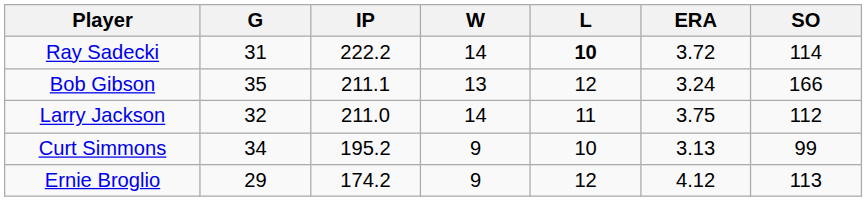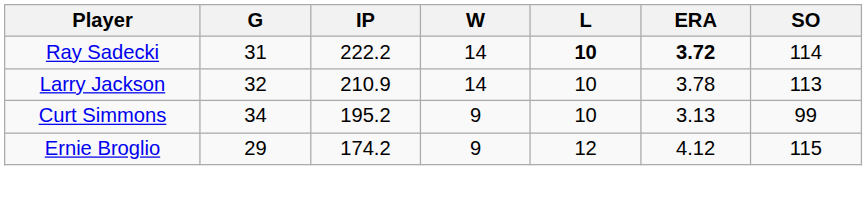(696, 52) normal -> (696, 52) bold
- row: (102, 84)
(365, 116) 211.0 -> (365, 84) 210.9
(586, 116) 11 -> (586, 84) 10
(696, 116) 3.75 -> (696, 84) 3.78
(806, 116) 112 -> (806, 84) 113
(806, 180) 113 -> (806, 148) 115
